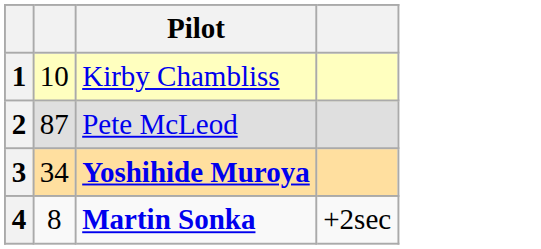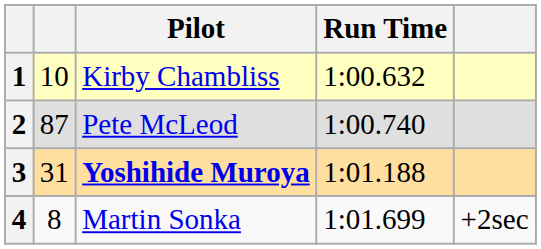+ column: (385, 28)
(54, 172) 34 -> (54, 172) 31
(169, 220) bold -> (162, 220) normal
